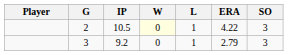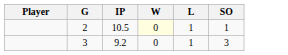- column: (229, 12)
(265, 27) 3 -> (226, 27) 1
